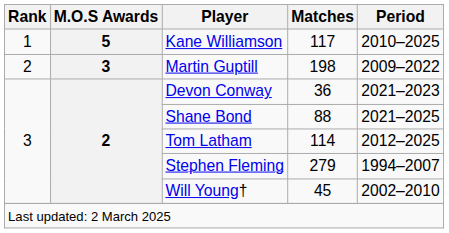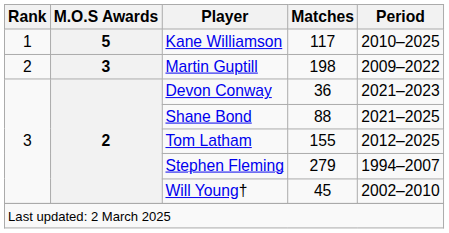(323, 141) 114 -> (323, 141) 155
